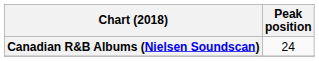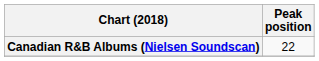(288, 46) 24 -> (288, 46) 22
